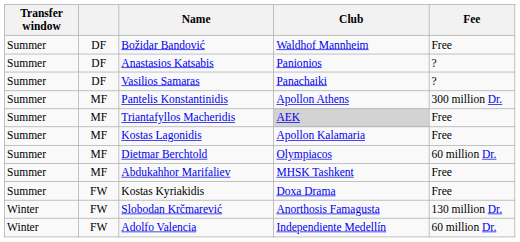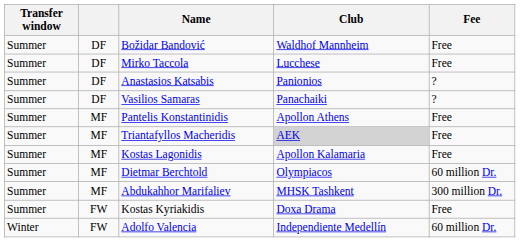+ row: (155, 63)
(467, 99) 300 million Dr. -> (442, 117) Free
(442, 172) Free -> (467, 191) 300 million Dr.
- row: (172, 209)
